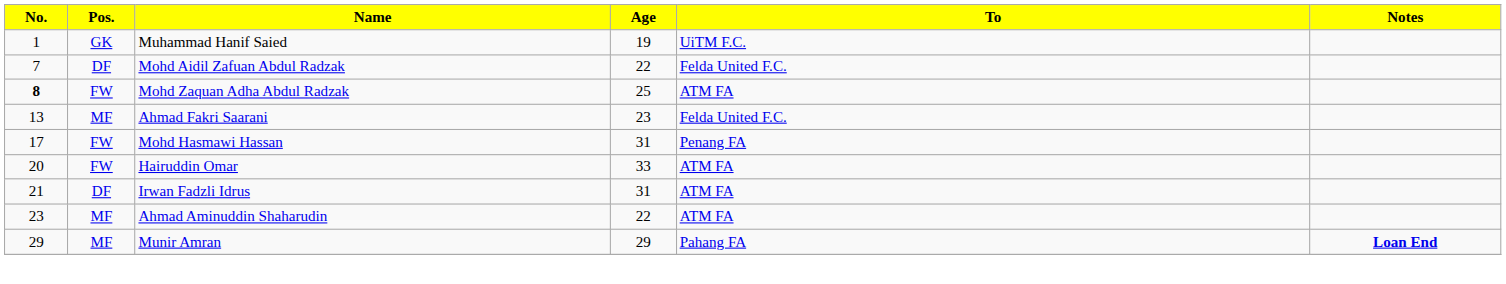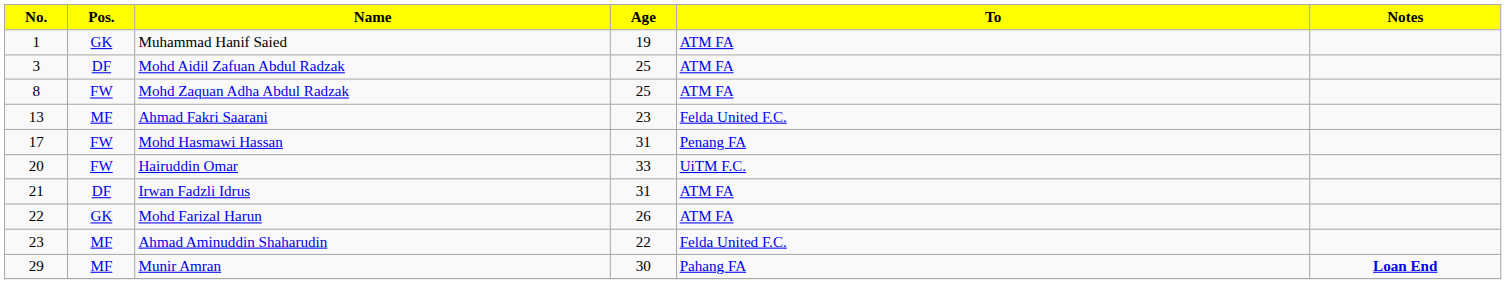(713, 42) UiTM F.C. -> (707, 42) ATM FA
(36, 67) 7 -> (36, 67) 3
(643, 67) 22 -> (643, 67) 25
(733, 67) Felda United F.C. -> (707, 67) ATM FA
(36, 92) bold -> (36, 92) normal
(707, 166) ATM FA -> (713, 166) UiTM F.C.
+ row: (200, 216)
(707, 216) ATM FA -> (733, 241) Felda United F.C.
(643, 241) 29 -> (643, 266) 30
